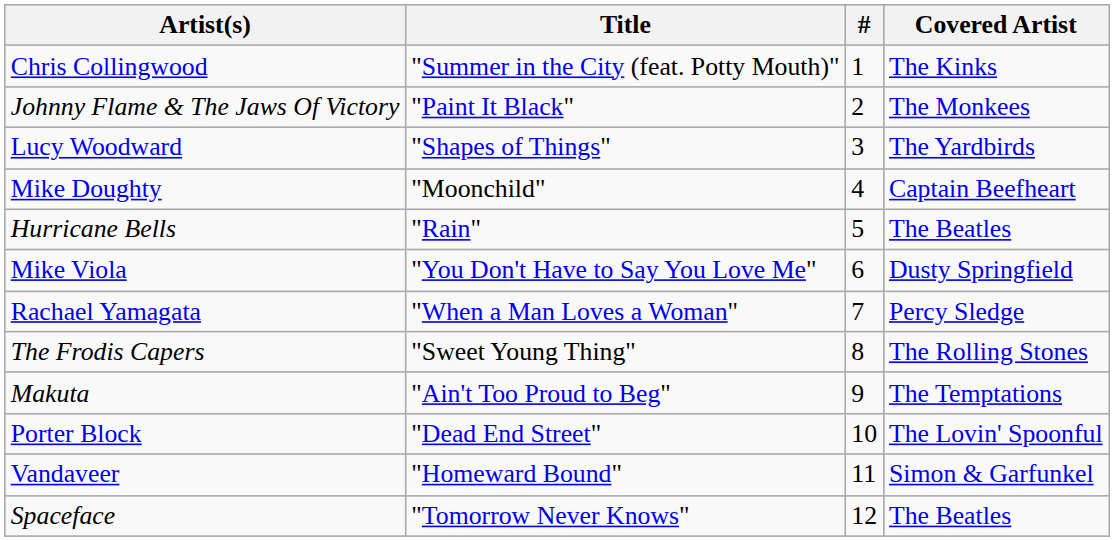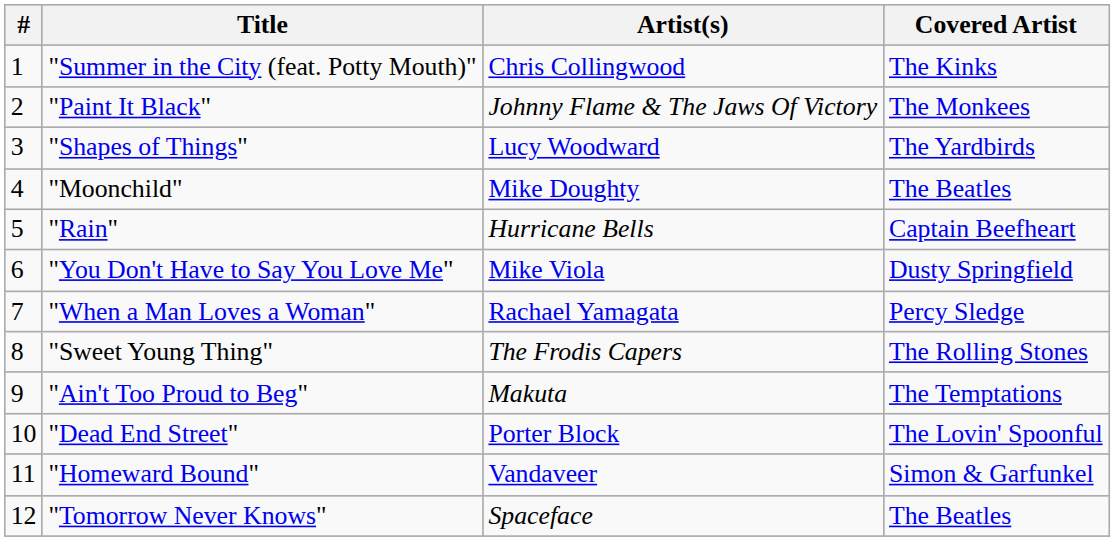columns swapped: (864, 24) <-> (205, 24)
(982, 188) Captain Beefheart -> (950, 188) The Beatles
(950, 229) The Beatles -> (982, 229) Captain Beefheart
